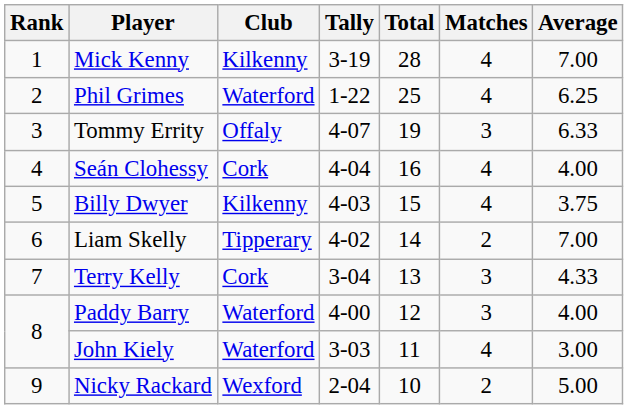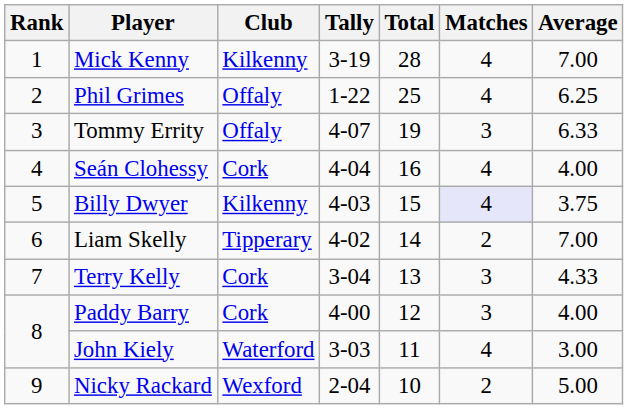(268, 95) Waterford -> (252, 95) Offaly
(486, 204) no background -> (486, 204) lavender background
(268, 312) Waterford -> (245, 312) Cork
